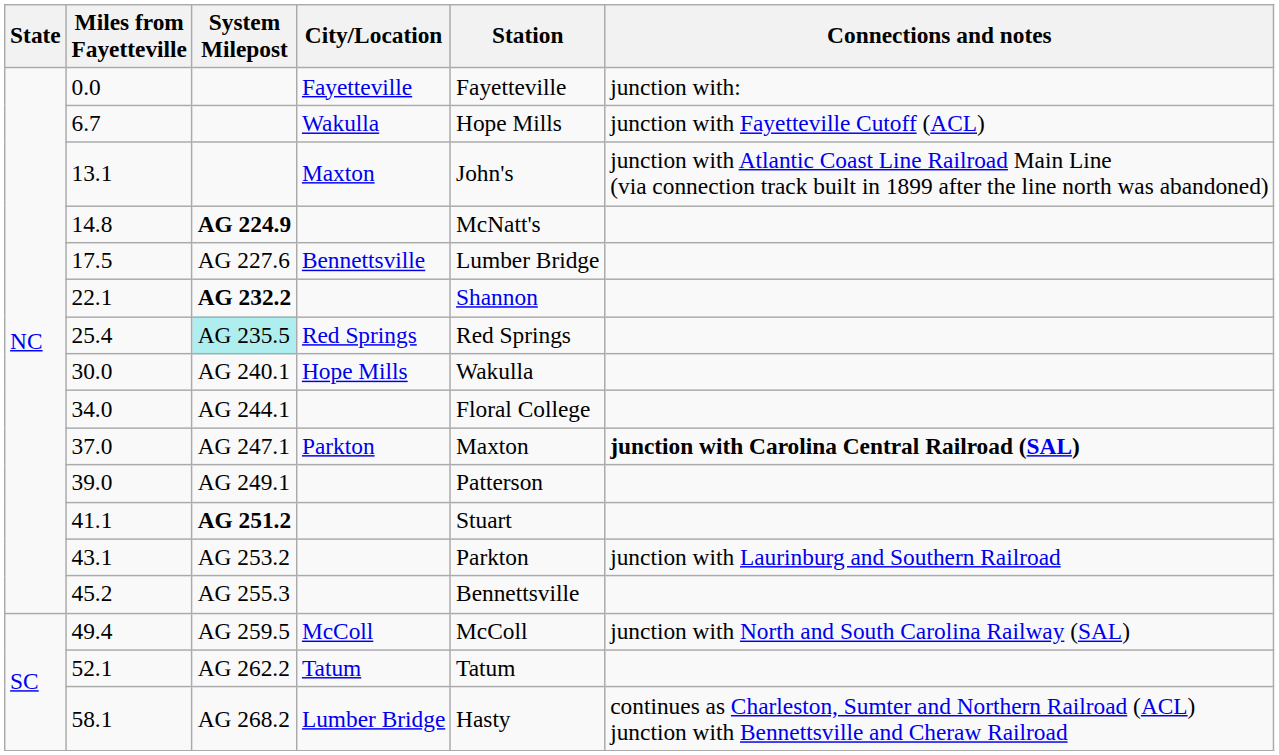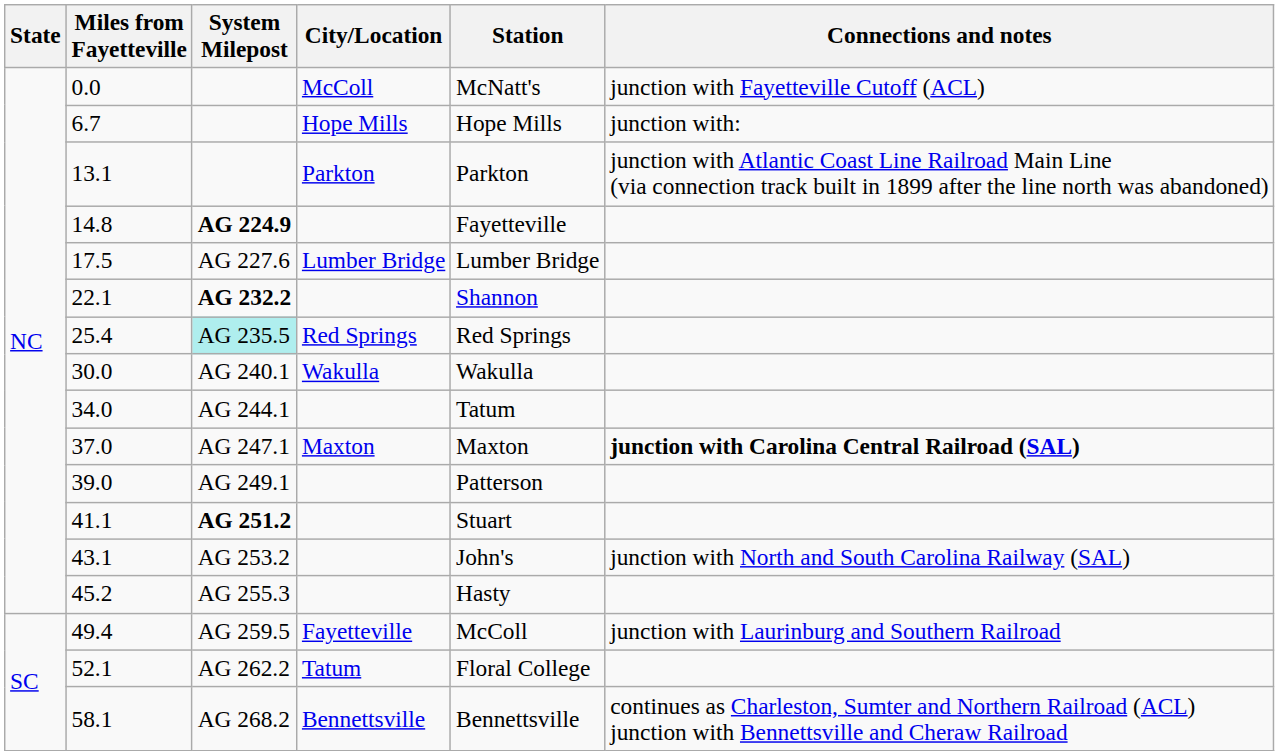(357, 86) Fayetteville -> (338, 86) McColl
(511, 86) Fayetteville -> (498, 86) McNatt's
(675, 86) junction with: -> (797, 86) junction with Fayetteville Cutoff (ACL)
(341, 123) Wakulla -> (355, 123) Hope Mills
(797, 123) junction with Fayetteville Cutoff (ACL) -> (675, 123) junction with:
(338, 173) Maxton -> (338, 173) Parkton
(485, 173) John's -> (492, 173) Parkton
(498, 223) McNatt's -> (511, 223) Fayetteville
(364, 260) Bennettsville -> (374, 260) Lumber Bridge
(355, 371) Hope Mills -> (341, 371) Wakulla
(523, 409) Floral College -> (486, 409) Tatum
(338, 446) Parkton -> (338, 446) Maxton
(492, 557) Parkton -> (485, 557) John's
(835, 557) junction with Laurinburg and Southern Railroad -> (870, 557) junction with North and South Carolina Railway (SAL)
(518, 594) Bennettsville -> (483, 594) Hasty
(338, 631) McColl -> (357, 631) Fayetteville
(870, 631) junction with North and South Carolina Railway (SAL) -> (835, 631) junction with Laurinburg and Southern Railroad
(486, 668) Tatum -> (523, 668) Floral College
(374, 718) Lumber Bridge -> (364, 718) Bennettsville
(483, 718) Hasty -> (518, 718) Bennettsville
